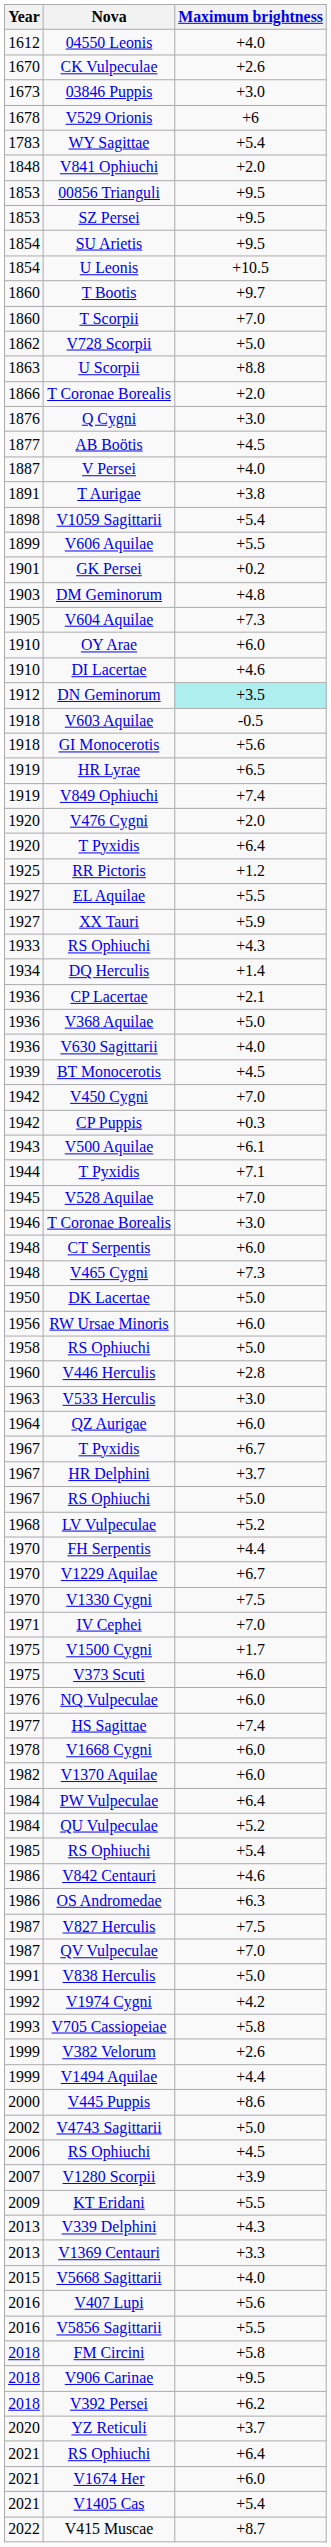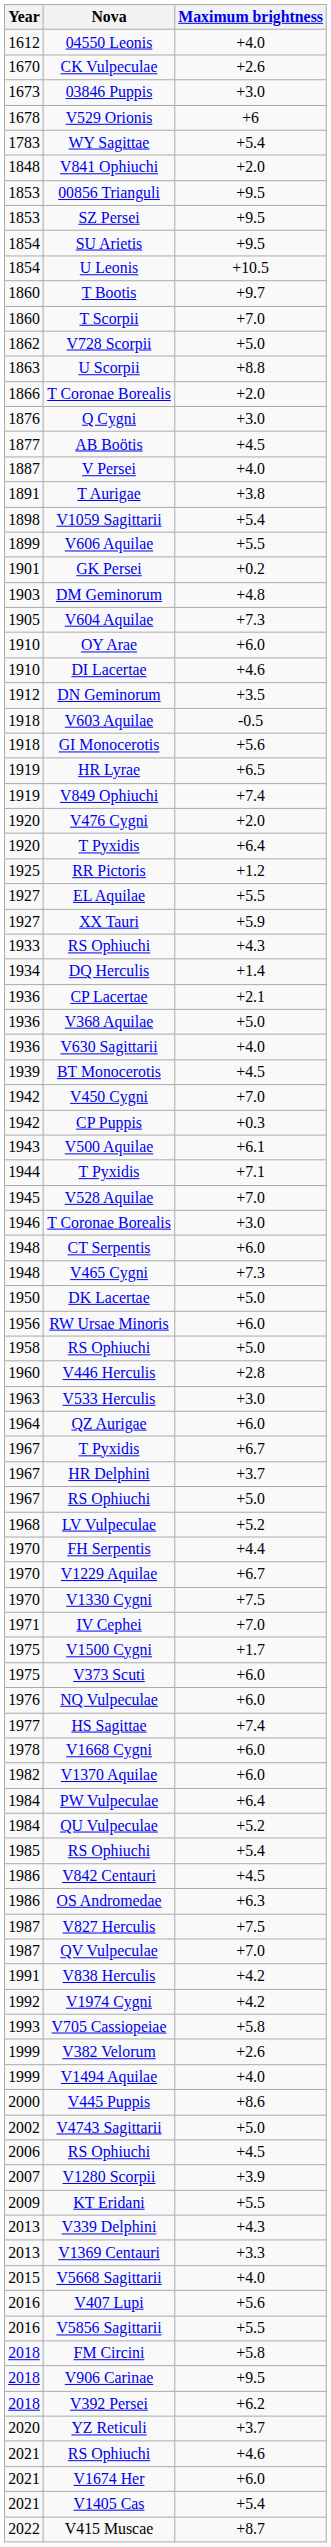(251, 695) paleturquoise background -> (251, 695) no background
(251, 1876) +4.6 -> (251, 1876) +4.5
(251, 1976) +5.0 -> (251, 1976) +4.2
(251, 2077) +4.4 -> (251, 2077) +4.0
(251, 2453) +6.4 -> (251, 2453) +4.6
